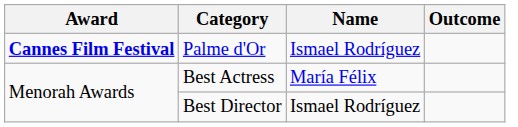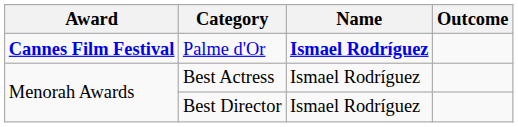(355, 48) normal -> (359, 48) bold
(333, 77) María Félix -> (355, 77) Ismael Rodríguez
